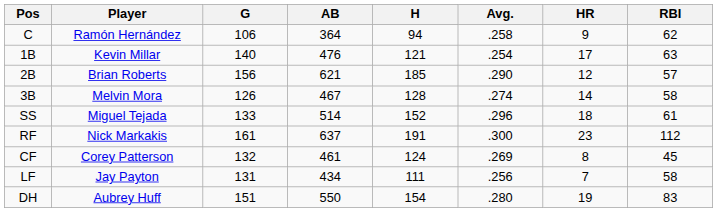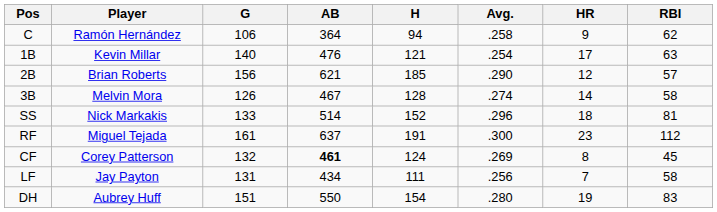(127, 116) Miguel Tejada -> (127, 116) Nick Markakis
(670, 116) 61 -> (670, 116) 81
(127, 136) Nick Markakis -> (127, 136) Miguel Tejada
(330, 156) normal -> (330, 156) bold
